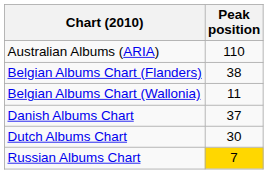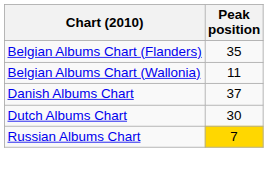- row: (83, 51)
(234, 72) 38 -> (234, 51) 35
